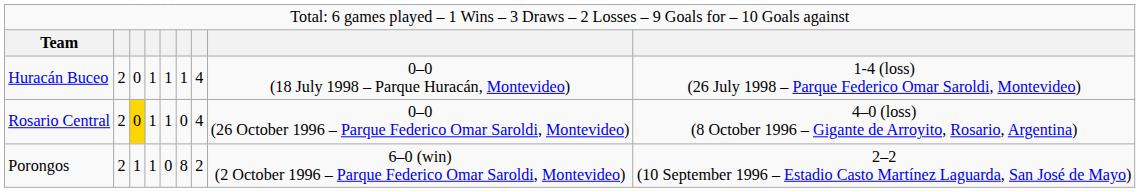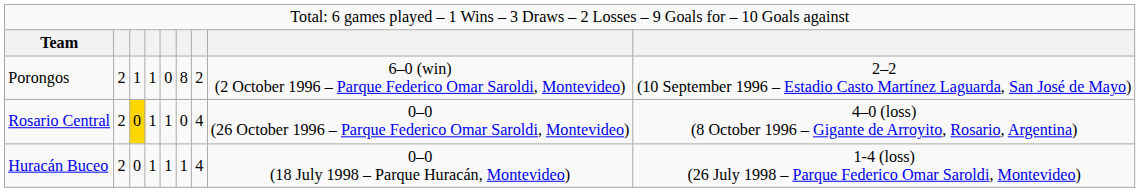rows swapped: (39, 165) <-> (58, 77)
